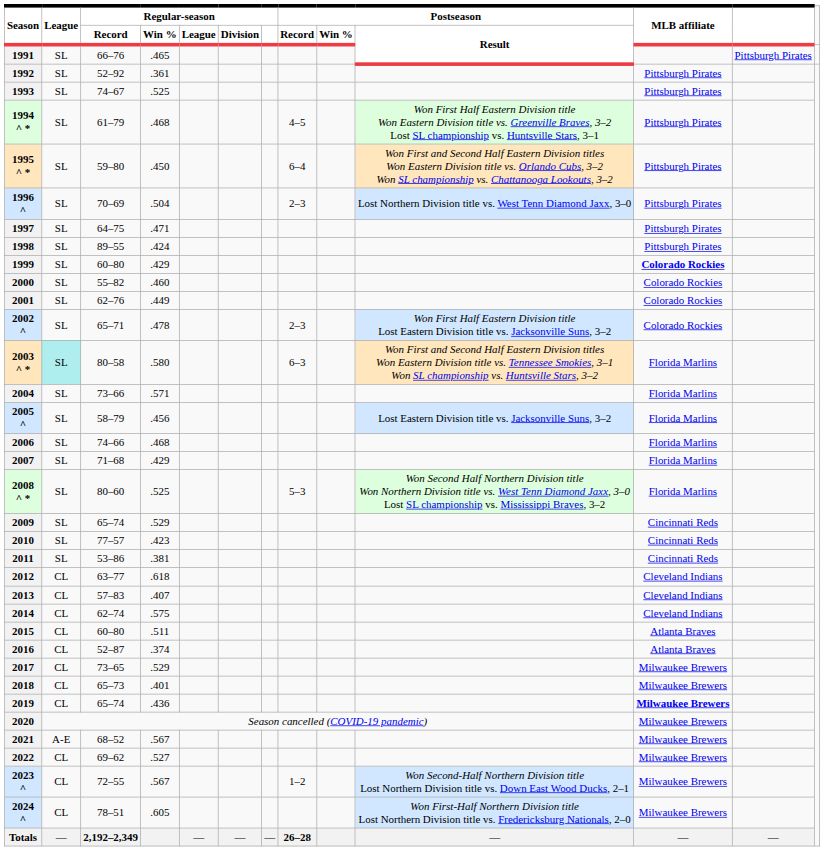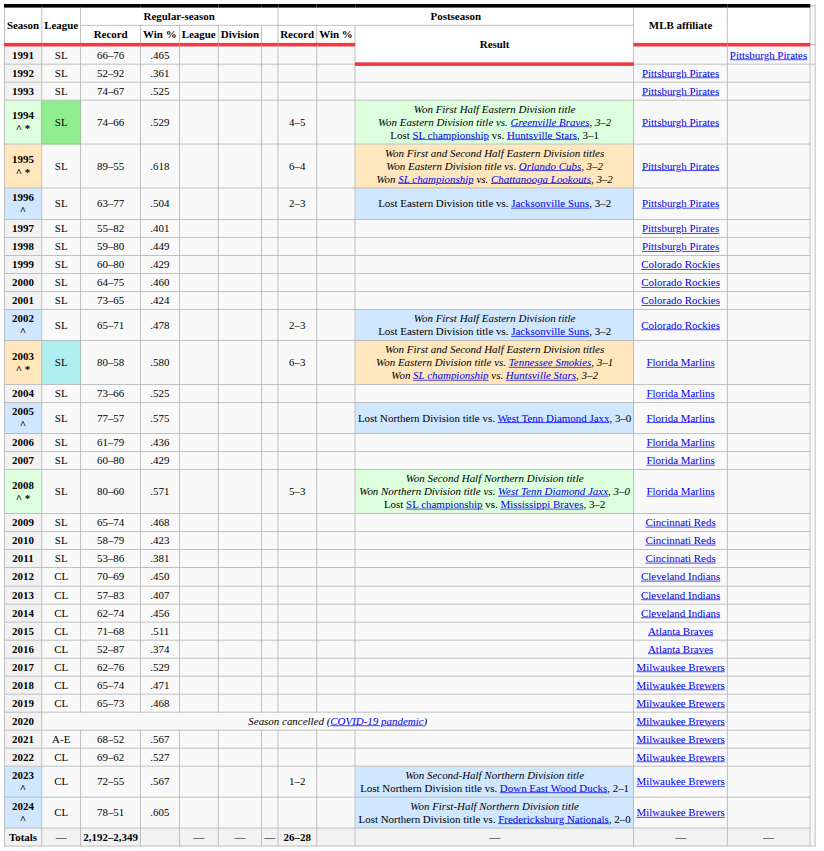(61, 122) no background -> (61, 122) lightgreen background
(111, 122) 61–79 -> (111, 122) 74–66
(160, 122) .468 -> (160, 122) .529
(111, 166) 59–80 -> (111, 166) 89–55
(160, 166) .450 -> (160, 166) .618
(111, 204) 70–69 -> (111, 204) 63–77
(495, 204) Lost Northern Division title vs. West Tenn Diamond Jaxx, 3–0 -> (495, 204) Lost Eastern Division title vs. Jacksonville Suns, 3–2
(111, 228) 64–75 -> (111, 228) 55–82
(160, 228) .471 -> (160, 228) .401
(111, 246) 89–55 -> (111, 246) 59–80
(160, 246) .424 -> (160, 246) .449
(683, 264) bold -> (681, 264) normal
(111, 282) 55–82 -> (111, 282) 64–75
(111, 300) 62–76 -> (111, 300) 73–65
(160, 300) .449 -> (160, 300) .424
(160, 393) .571 -> (160, 393) .525
(111, 418) 58–79 -> (111, 418) 77–57
(160, 418) .456 -> (160, 418) .575
(495, 418) Lost Eastern Division title vs. Jacksonville Suns, 3–2 -> (495, 418) Lost Northern Division title vs. West Tenn Diamond Jaxx, 3–0
(111, 442) 74–66 -> (111, 442) 61–79
(160, 442) .468 -> (160, 442) .436
(111, 460) 71–68 -> (111, 460) 60–80
(160, 491) .525 -> (160, 491) .571
(160, 522) .529 -> (160, 522) .468
(111, 540) 77–57 -> (111, 540) 58–79
(111, 577) 63–77 -> (111, 577) 70–69
(160, 577) .618 -> (160, 577) .450
(160, 613) .575 -> (160, 613) .456
(111, 631) 60–80 -> (111, 631) 71–68
(111, 667) 73–65 -> (111, 667) 62–76
(111, 685) 65–73 -> (111, 685) 65–74
(160, 685) .401 -> (160, 685) .471
(111, 703) 65–74 -> (111, 703) 65–73
(160, 703) .436 -> (160, 703) .468
(683, 703) bold -> (681, 703) normal
